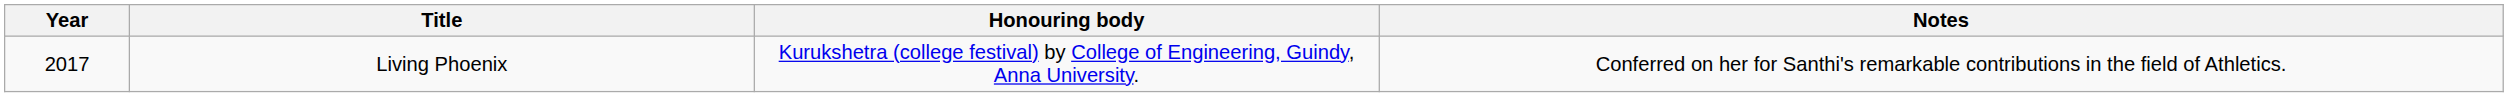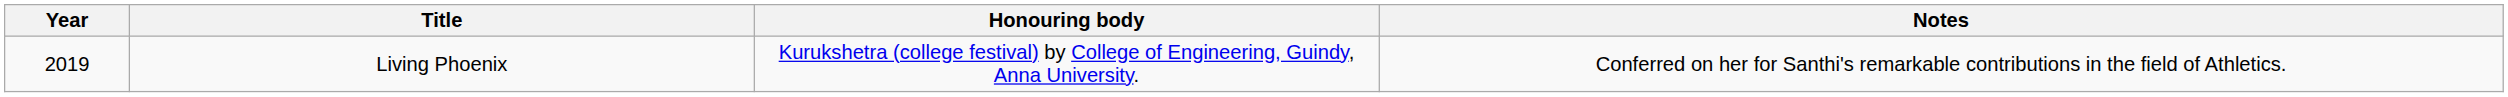(67, 63) 2017 -> (67, 63) 2019
